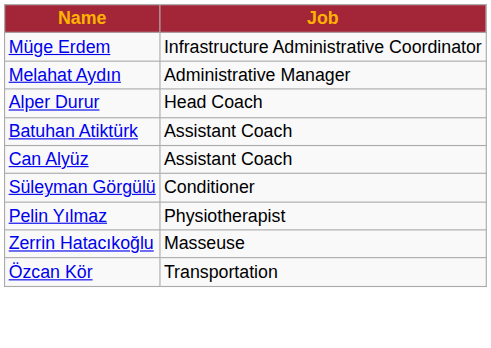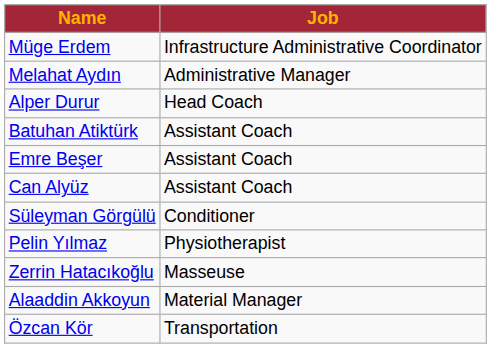+ row: (56, 159)
+ row: (79, 300)
